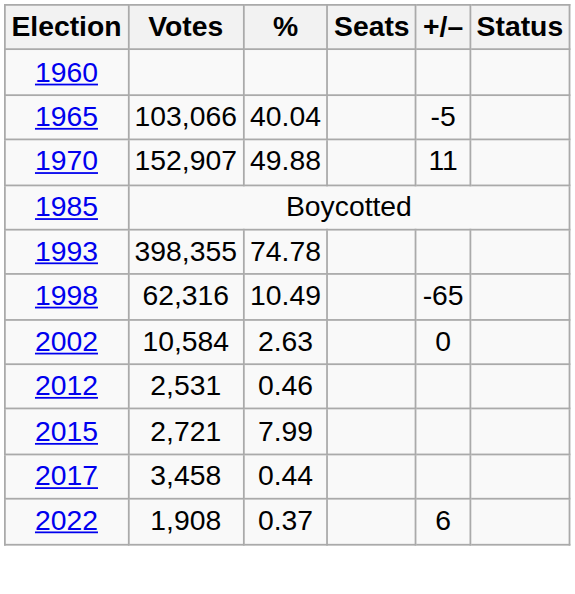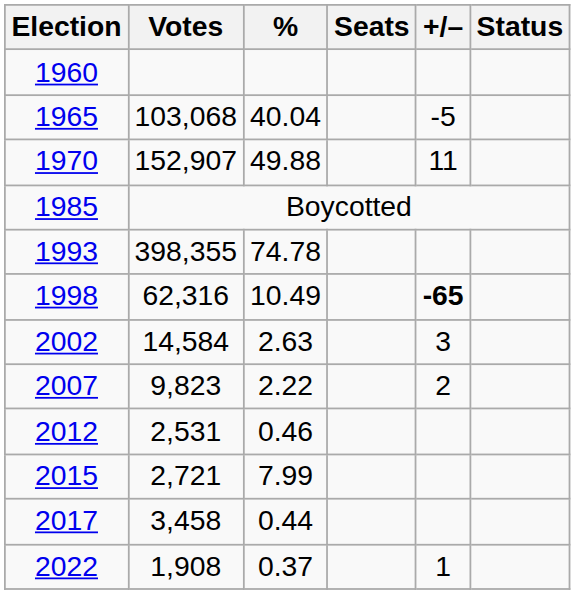(186, 116) 103,066 -> (186, 116) 103,068
(443, 296) normal -> (443, 296) bold
(186, 341) 10,584 -> (186, 341) 14,584
(443, 341) 0 -> (443, 341) 3
+ row: (66, 386)
(443, 521) 6 -> (443, 565) 1
